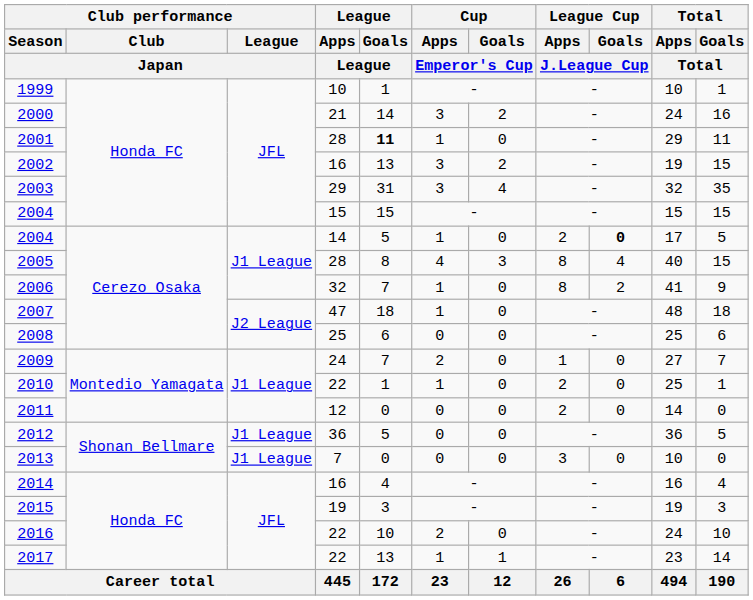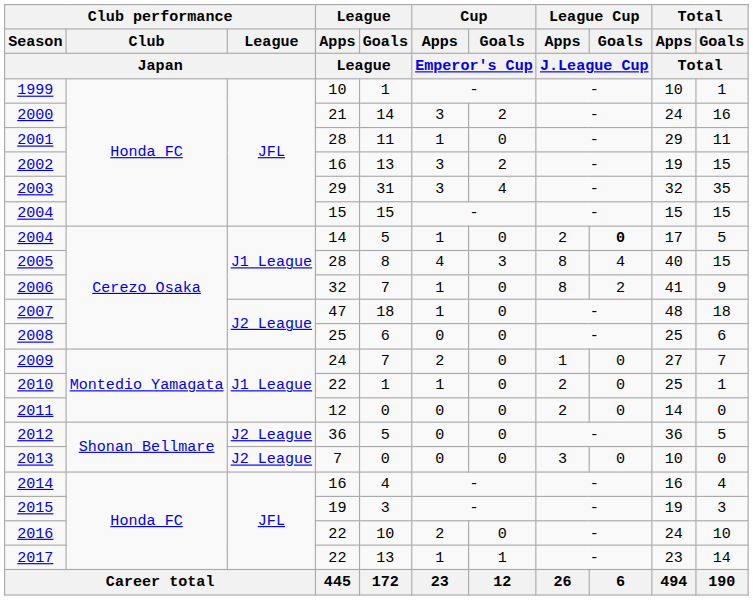(385, 140) bold -> (385, 140) normal
(271, 435) J1 League -> (271, 435) J2 League
(271, 459) J1 League -> (271, 459) J2 League
